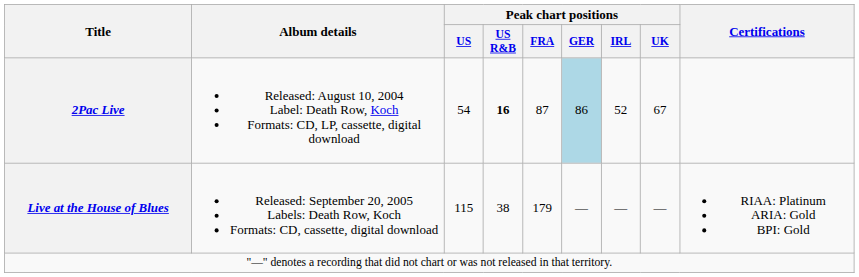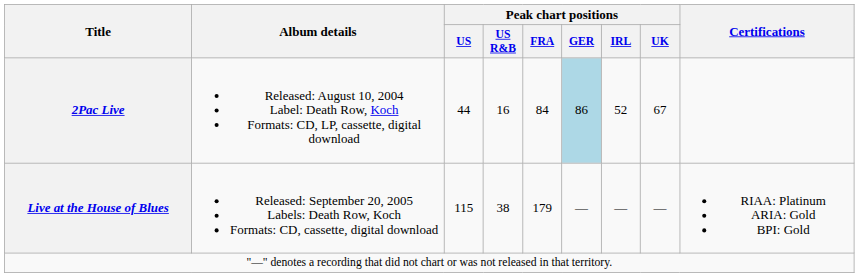(464, 110) 54 -> (464, 110) 44
(503, 110) bold -> (503, 110) normal
(542, 110) 87 -> (542, 110) 84
